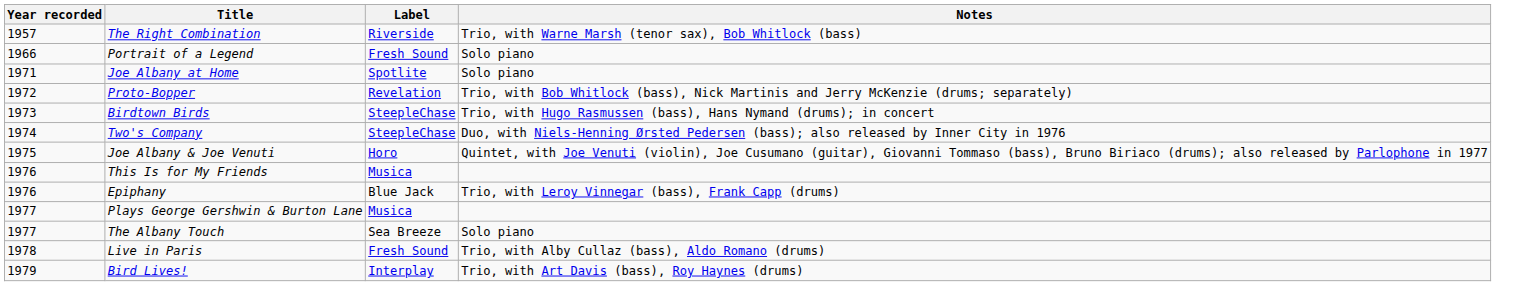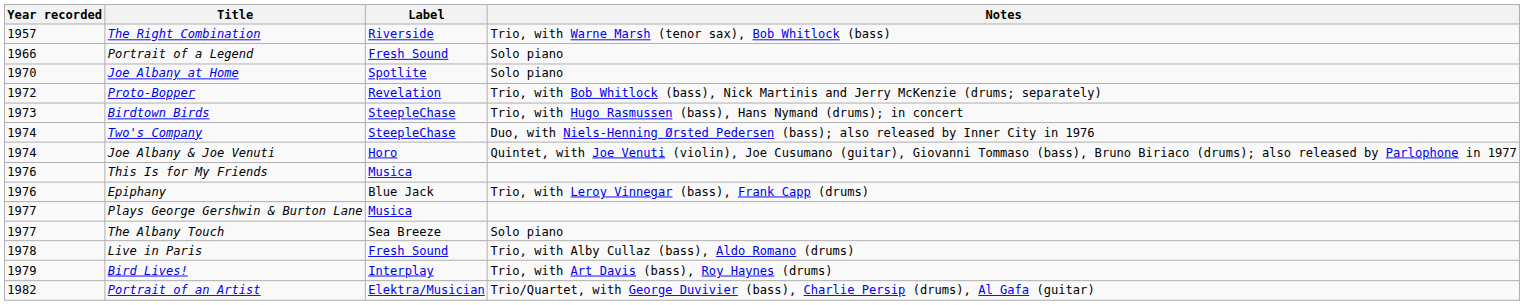(22, 73) 1971 -> (22, 73) 1970
(22, 152) 1975 -> (22, 152) 1974
+ row: (184, 290)
